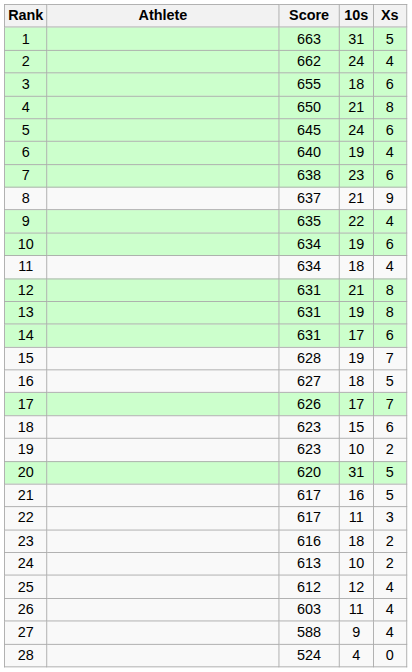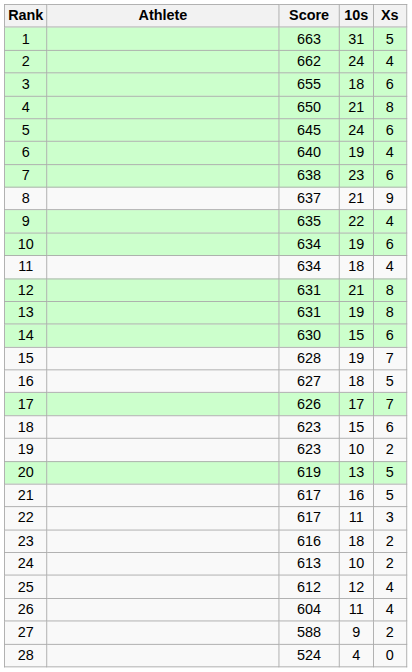(309, 335) 631 -> (309, 335) 630
(356, 335) 17 -> (356, 335) 15
(309, 472) 620 -> (309, 472) 619
(356, 472) 31 -> (356, 472) 13
(309, 609) 603 -> (309, 609) 604
(390, 632) 4 -> (390, 632) 2
